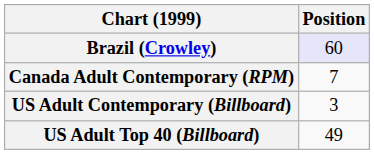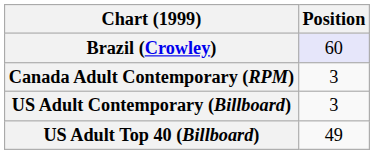(334, 76) 7 -> (334, 76) 3
